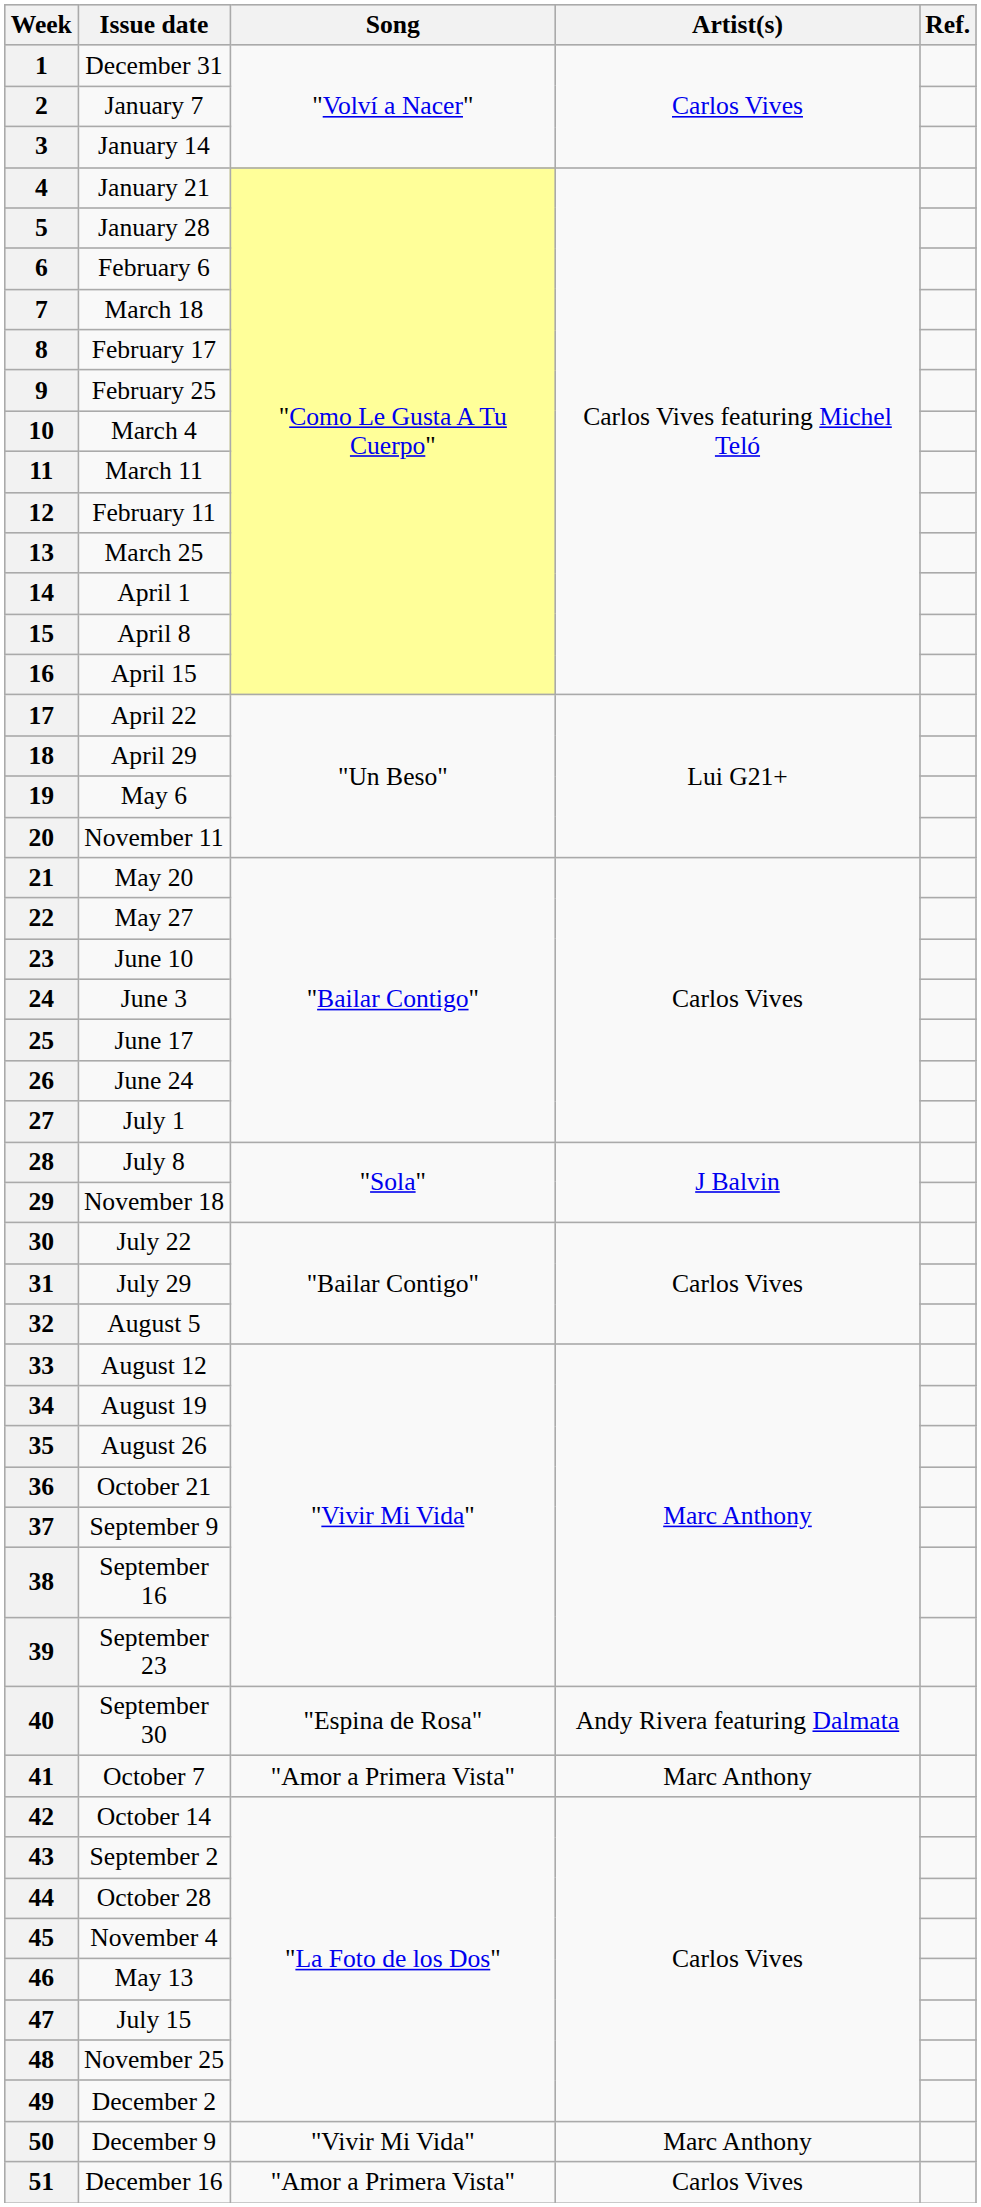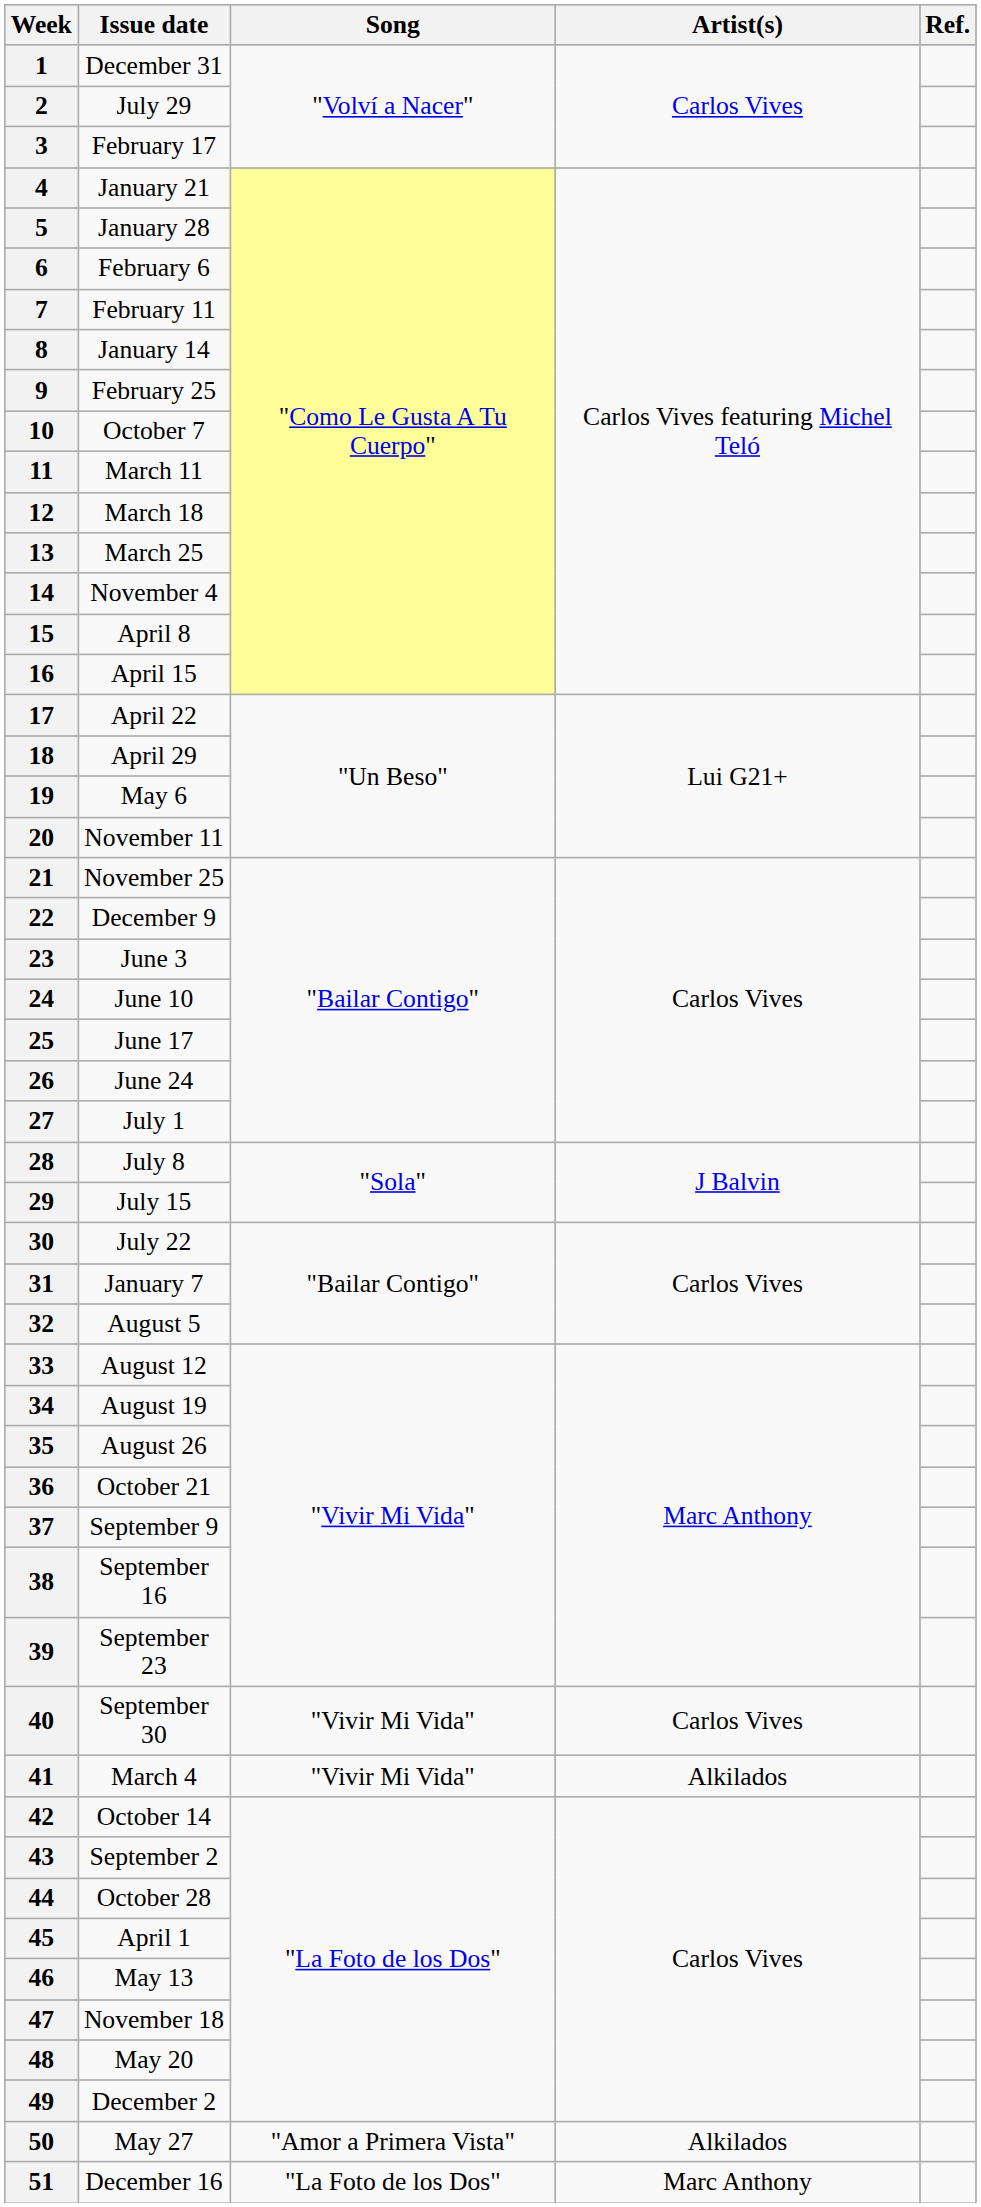(154, 106) January 7 -> (154, 106) July 29
(154, 146) January 14 -> (154, 146) February 17
(154, 308) March 18 -> (154, 308) February 11
(154, 349) February 17 -> (154, 349) January 14
(154, 430) March 4 -> (154, 430) October 7
(154, 512) February 11 -> (154, 512) March 18
(154, 593) April 1 -> (154, 593) November 4
(154, 877) May 20 -> (154, 877) November 25
(154, 918) May 27 -> (154, 918) December 9
(154, 958) June 10 -> (154, 958) June 3
(154, 999) June 3 -> (154, 999) June 10
(154, 1202) November 18 -> (154, 1202) July 15
(154, 1283) July 29 -> (154, 1283) January 7
(393, 1720) "Espina de Rosa" -> (393, 1720) "Vivir Mi Vida"
(737, 1720) Andy Rivera featuring Dalmata -> (737, 1720) Carlos Vives
(154, 1775) October 7 -> (154, 1775) March 4
(393, 1775) "Amor a Primera Vista" -> (393, 1775) "Vivir Mi Vida"
(737, 1775) Marc Anthony -> (737, 1775) Alkilados
(154, 1938) November 4 -> (154, 1938) April 1
(154, 2019) July 15 -> (154, 2019) November 18
(154, 2060) November 25 -> (154, 2060) May 20
(154, 2141) December 9 -> (154, 2141) May 27
(393, 2141) "Vivir Mi Vida" -> (393, 2141) "Amor a Primera Vista"
(737, 2141) Marc Anthony -> (737, 2141) Alkilados
(393, 2181) "Amor a Primera Vista" -> (393, 2181) "La Foto de los Dos"
(737, 2181) Carlos Vives -> (737, 2181) Marc Anthony
